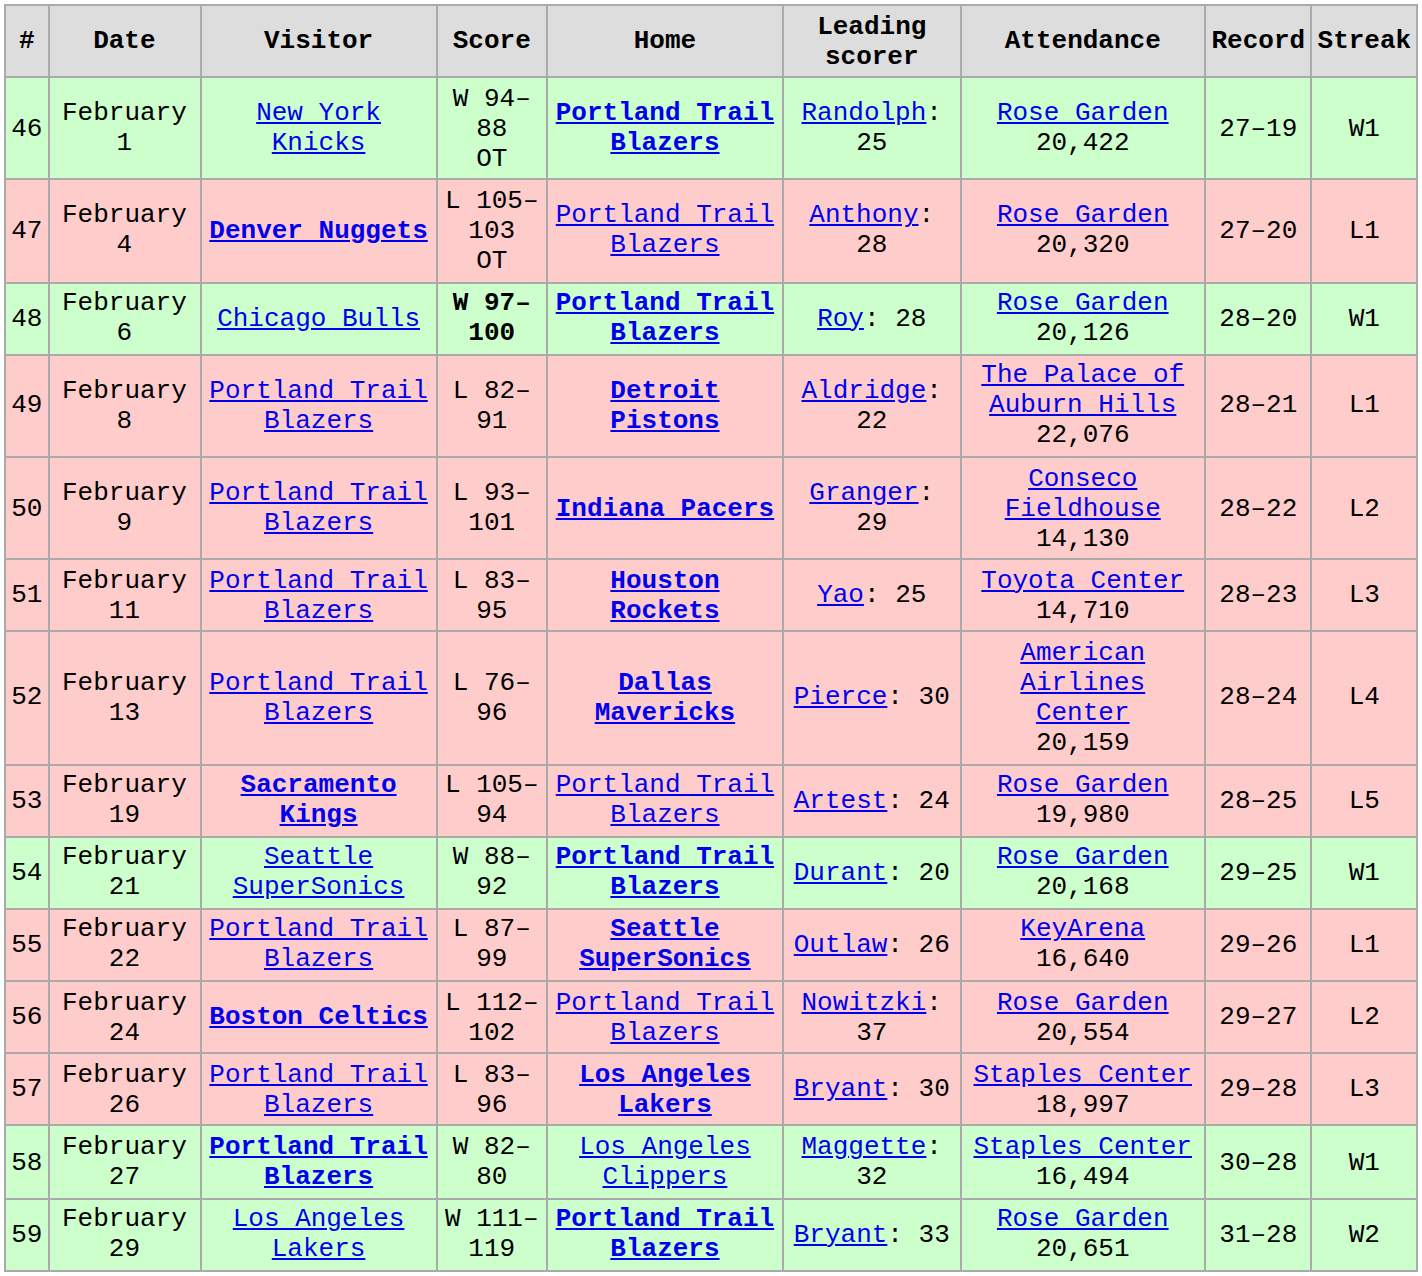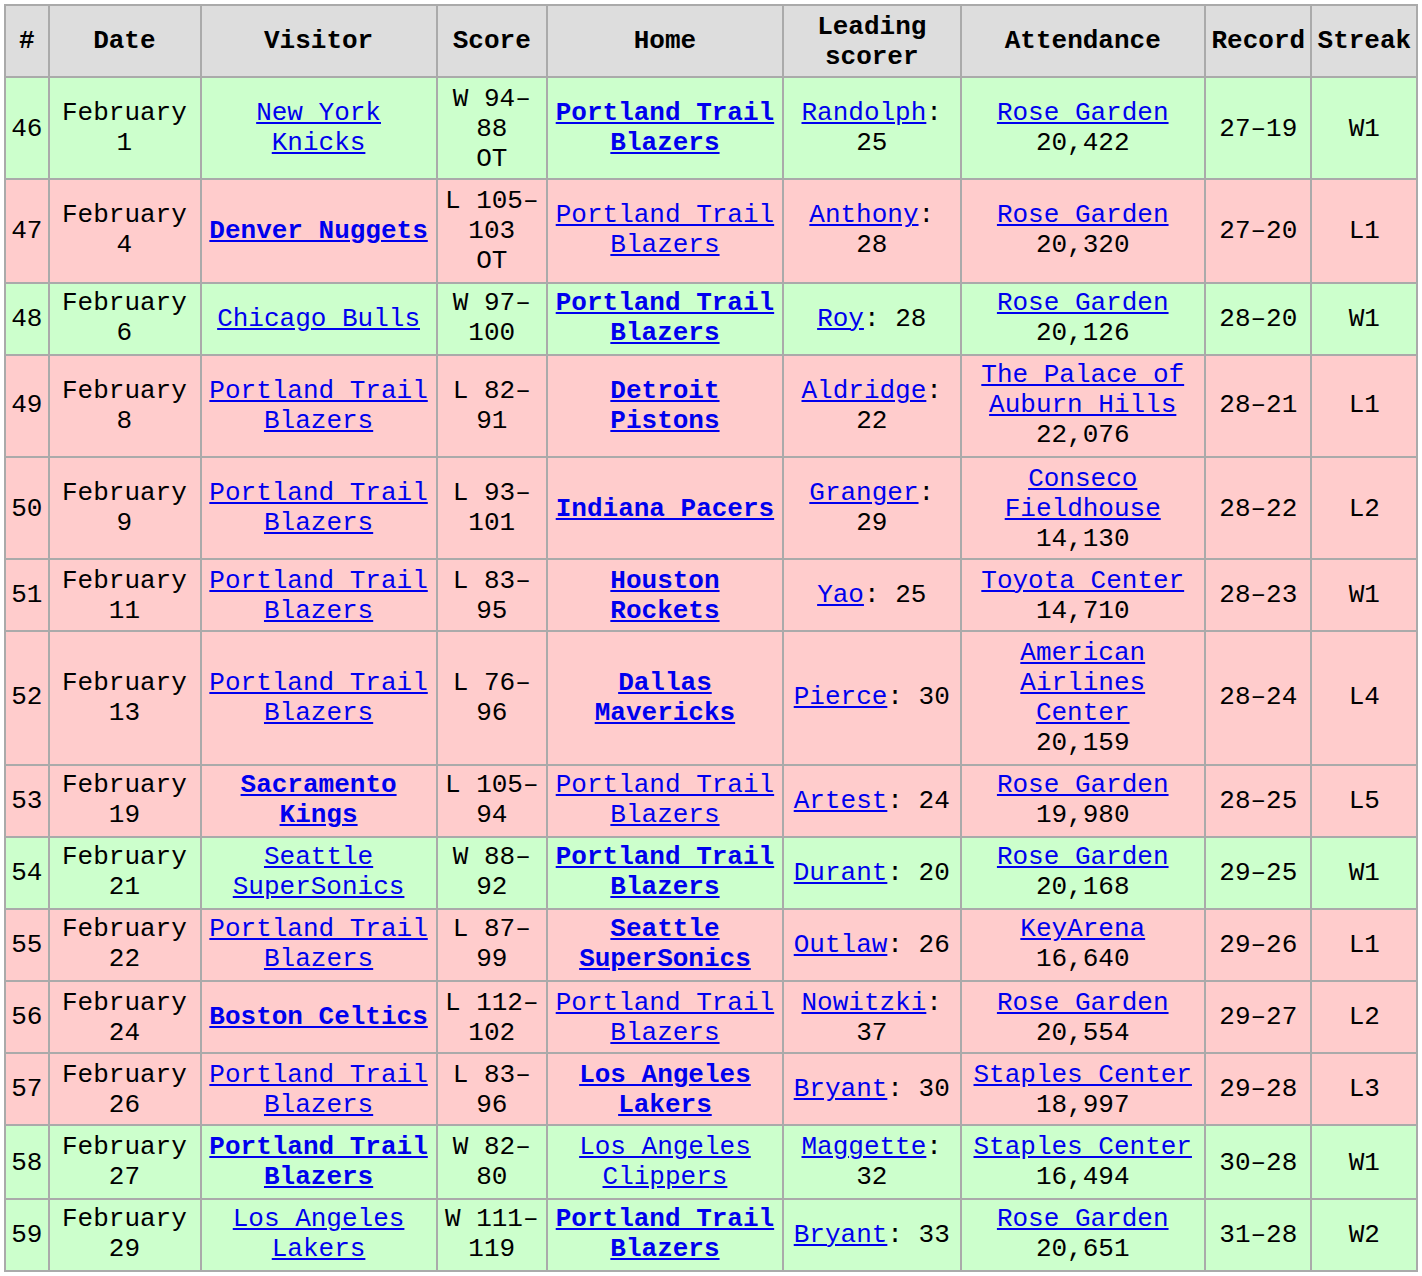(492, 318) bold -> (492, 318) normal
(1364, 595) L3 -> (1364, 595) W1
